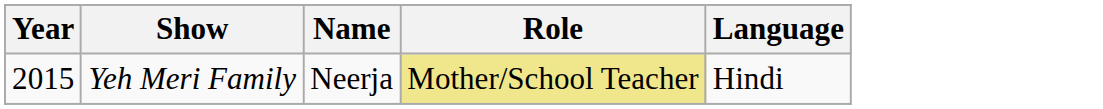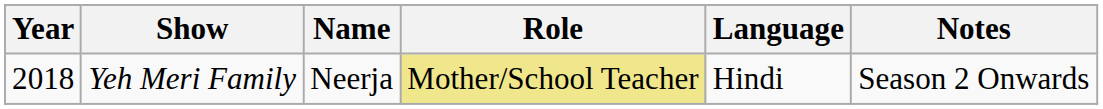+ column: (974, 29)
(43, 78) 2015 -> (43, 78) 2018
